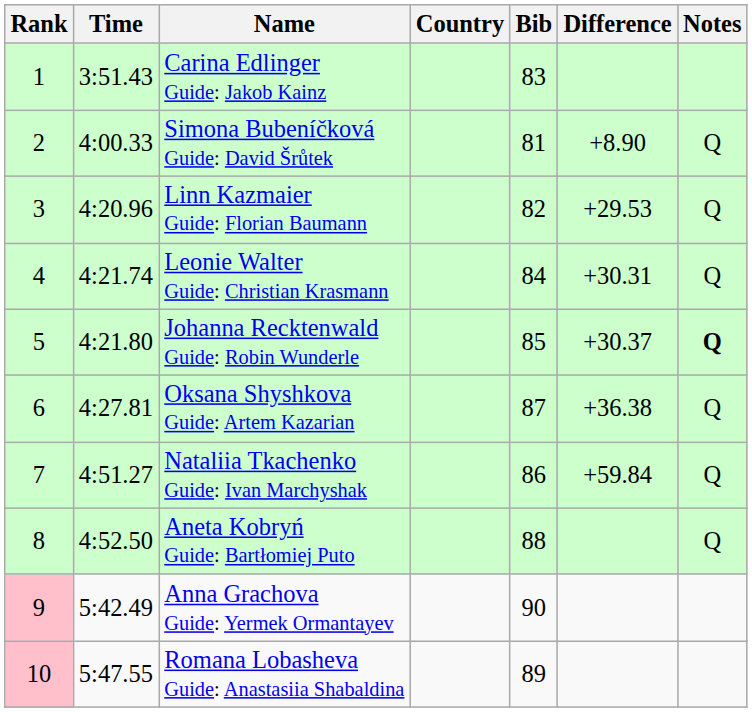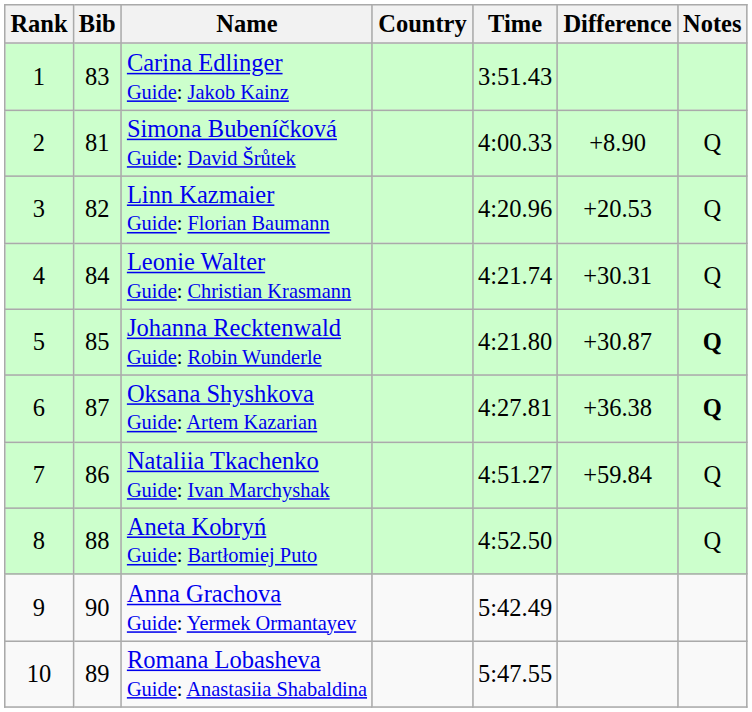columns swapped: (534, 23) <-> (116, 23)
(618, 209) +29.53 -> (618, 209) +20.53
(618, 341) +30.37 -> (618, 341) +30.87
(712, 408) normal -> (712, 408) bold
(39, 607) pink background -> (39, 607) no background
(39, 673) pink background -> (39, 673) no background
